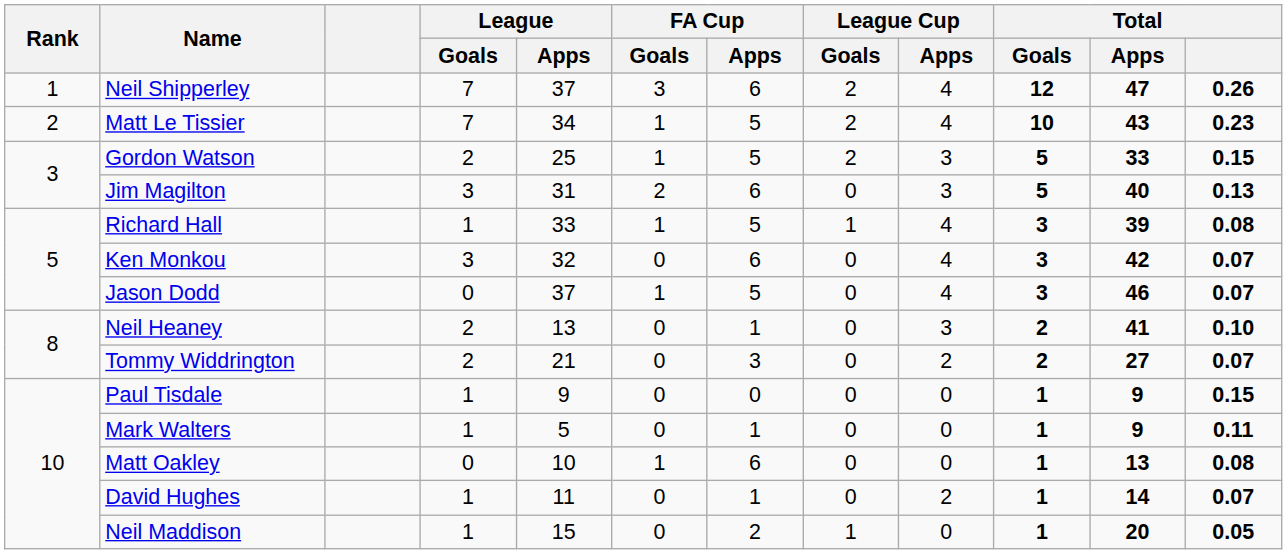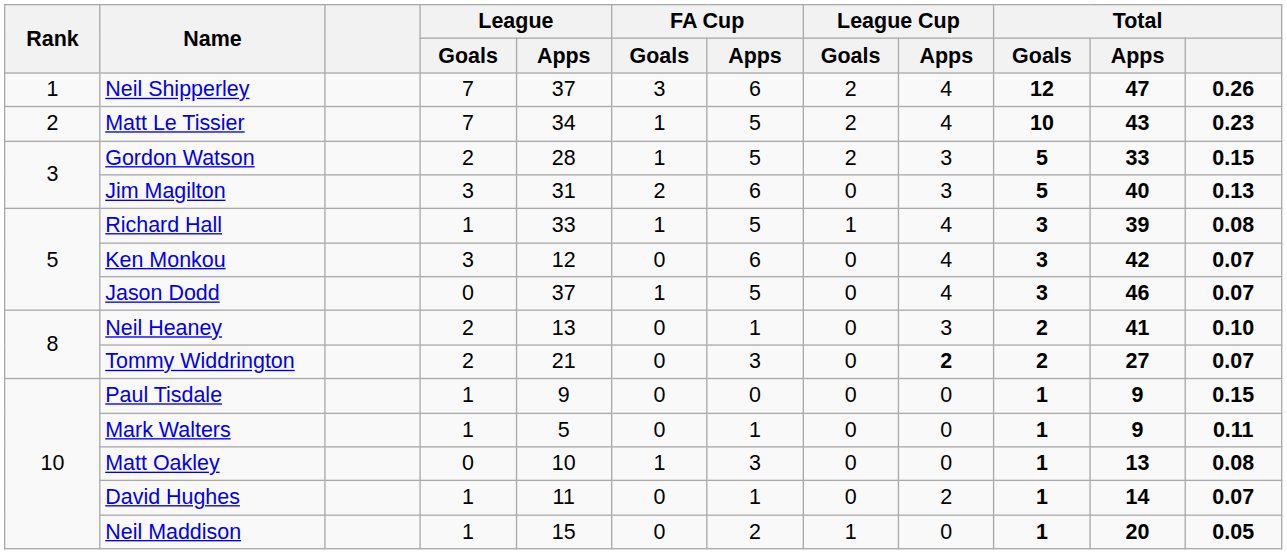(564, 157) 25 -> (564, 157) 28
(564, 259) 32 -> (564, 259) 12
(946, 361) normal -> (946, 361) bold
(755, 463) 6 -> (755, 463) 3
